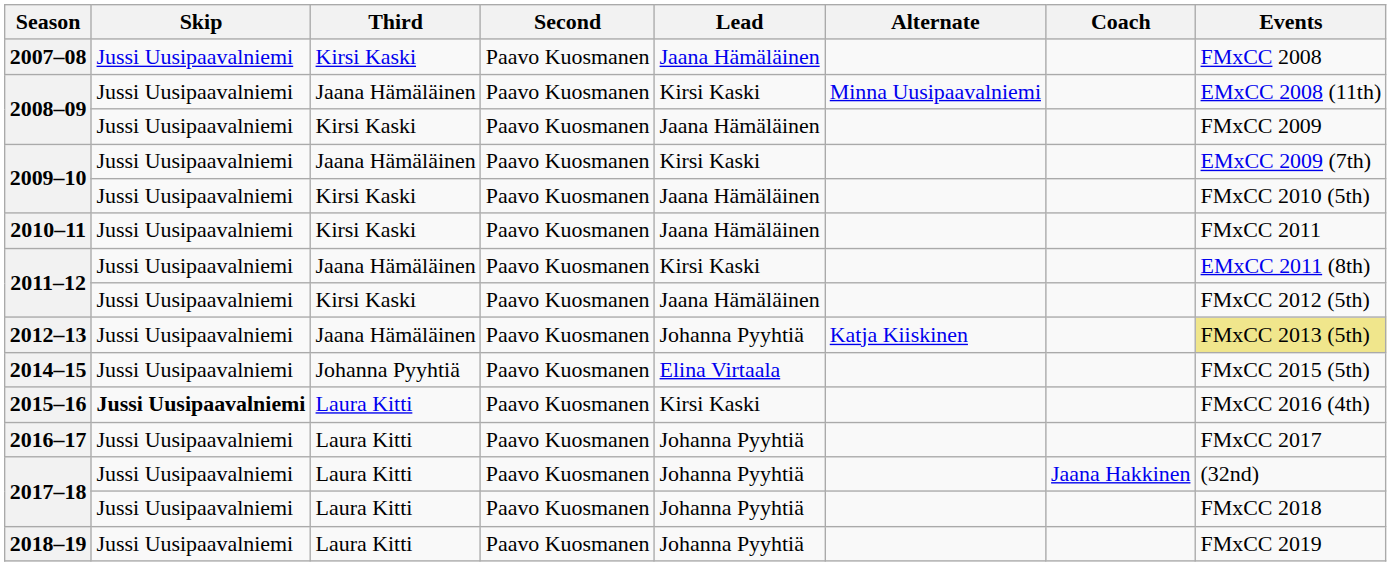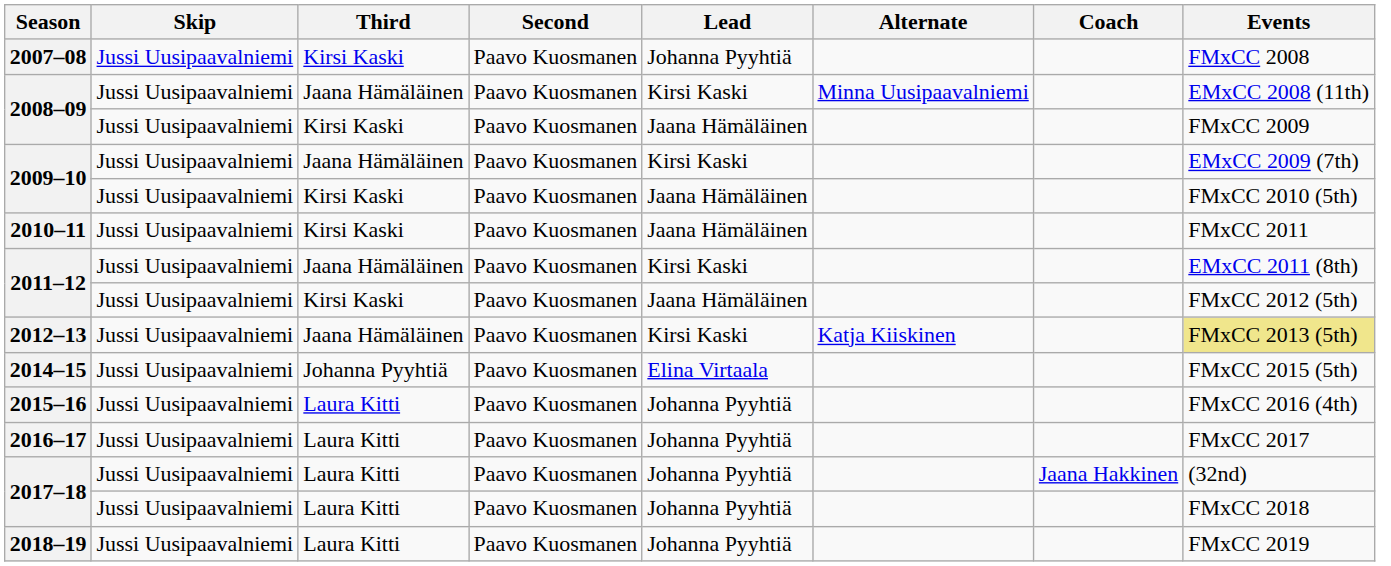(740, 56) Jaana Hämäläinen -> (719, 56) Johanna Pyyhtiä
(732, 334) Johanna Pyyhtiä -> (698, 334) Kirsi Kaski
(201, 404) bold -> (195, 404) normal
(710, 404) Kirsi Kaski -> (719, 404) Johanna Pyyhtiä
